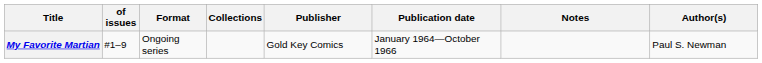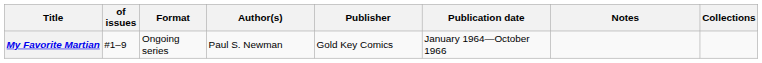columns swapped: (704, 17) <-> (235, 17)
